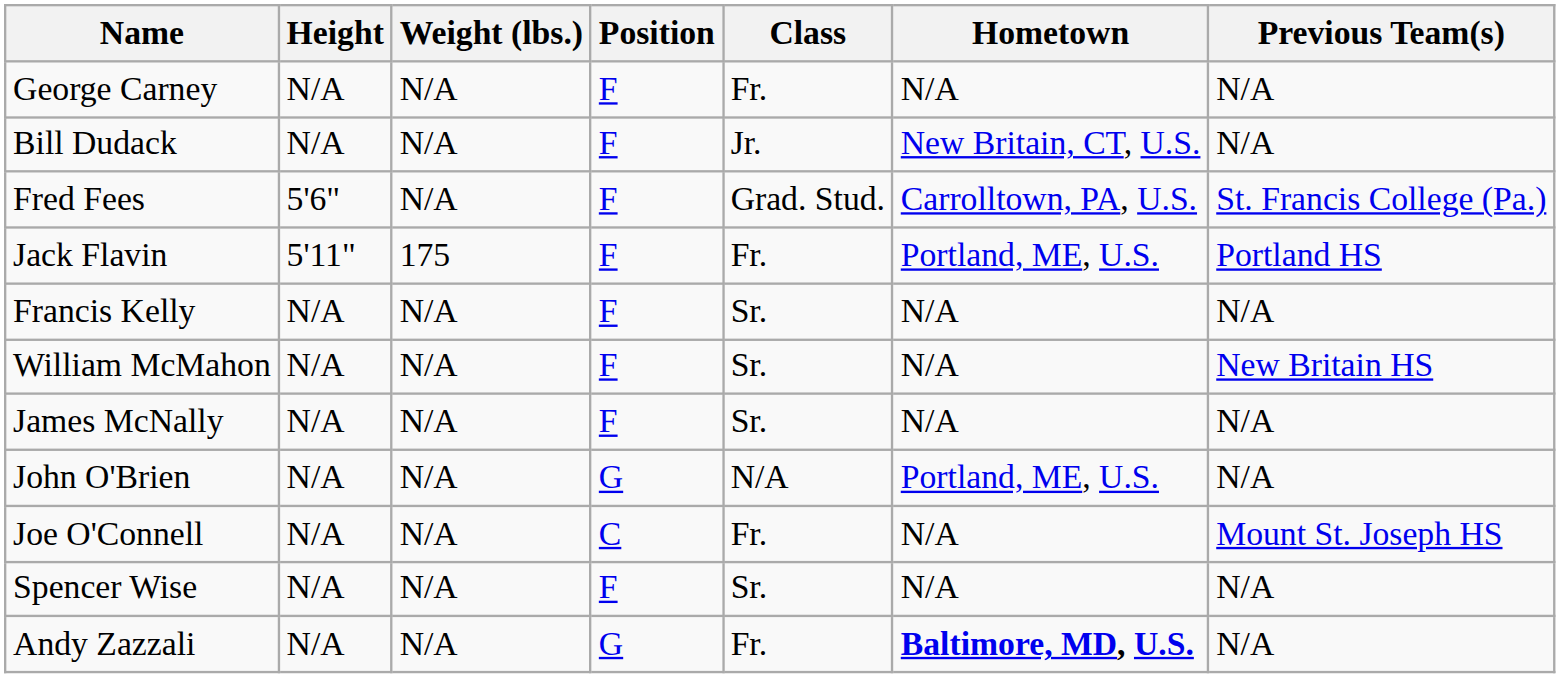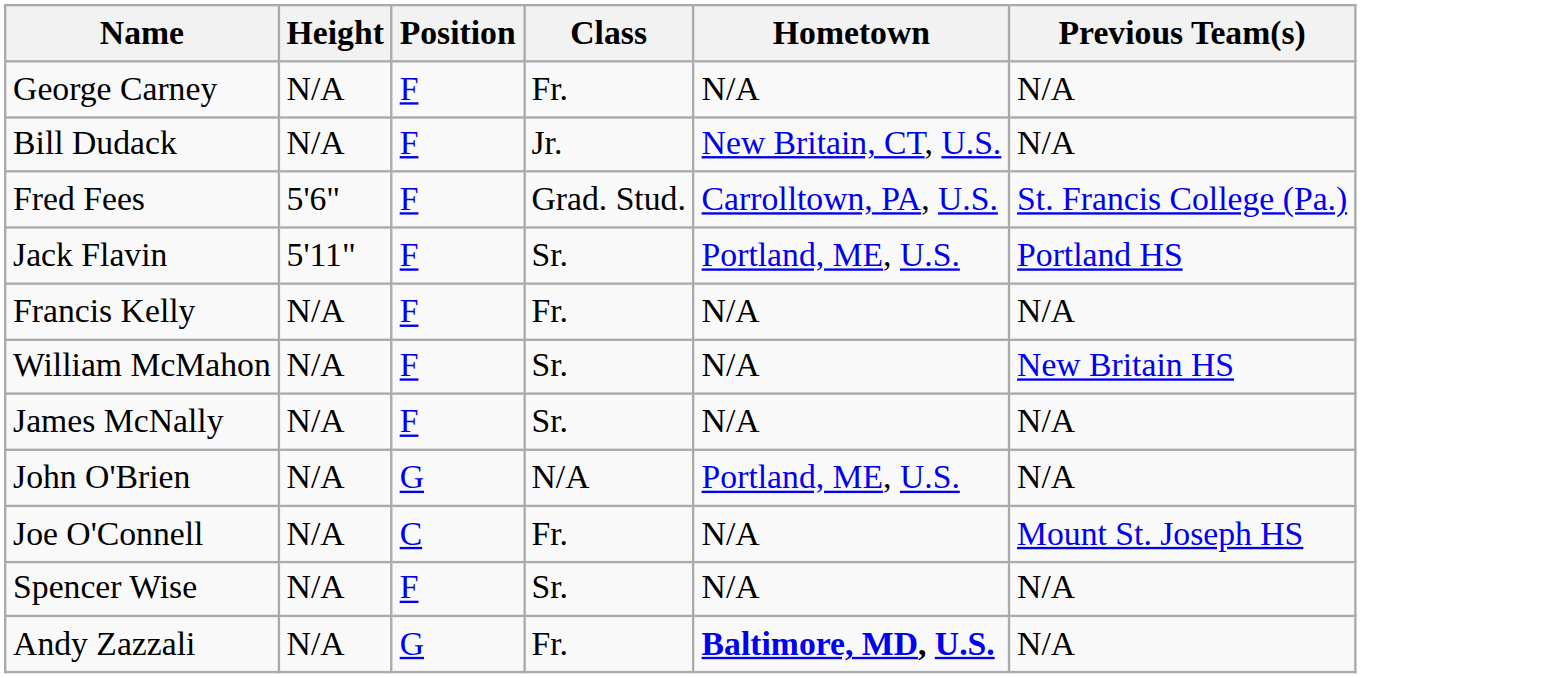- column: (491, 32)
(749, 254) Fr. -> (550, 254) Sr.
(749, 310) Sr. -> (550, 310) Fr.
